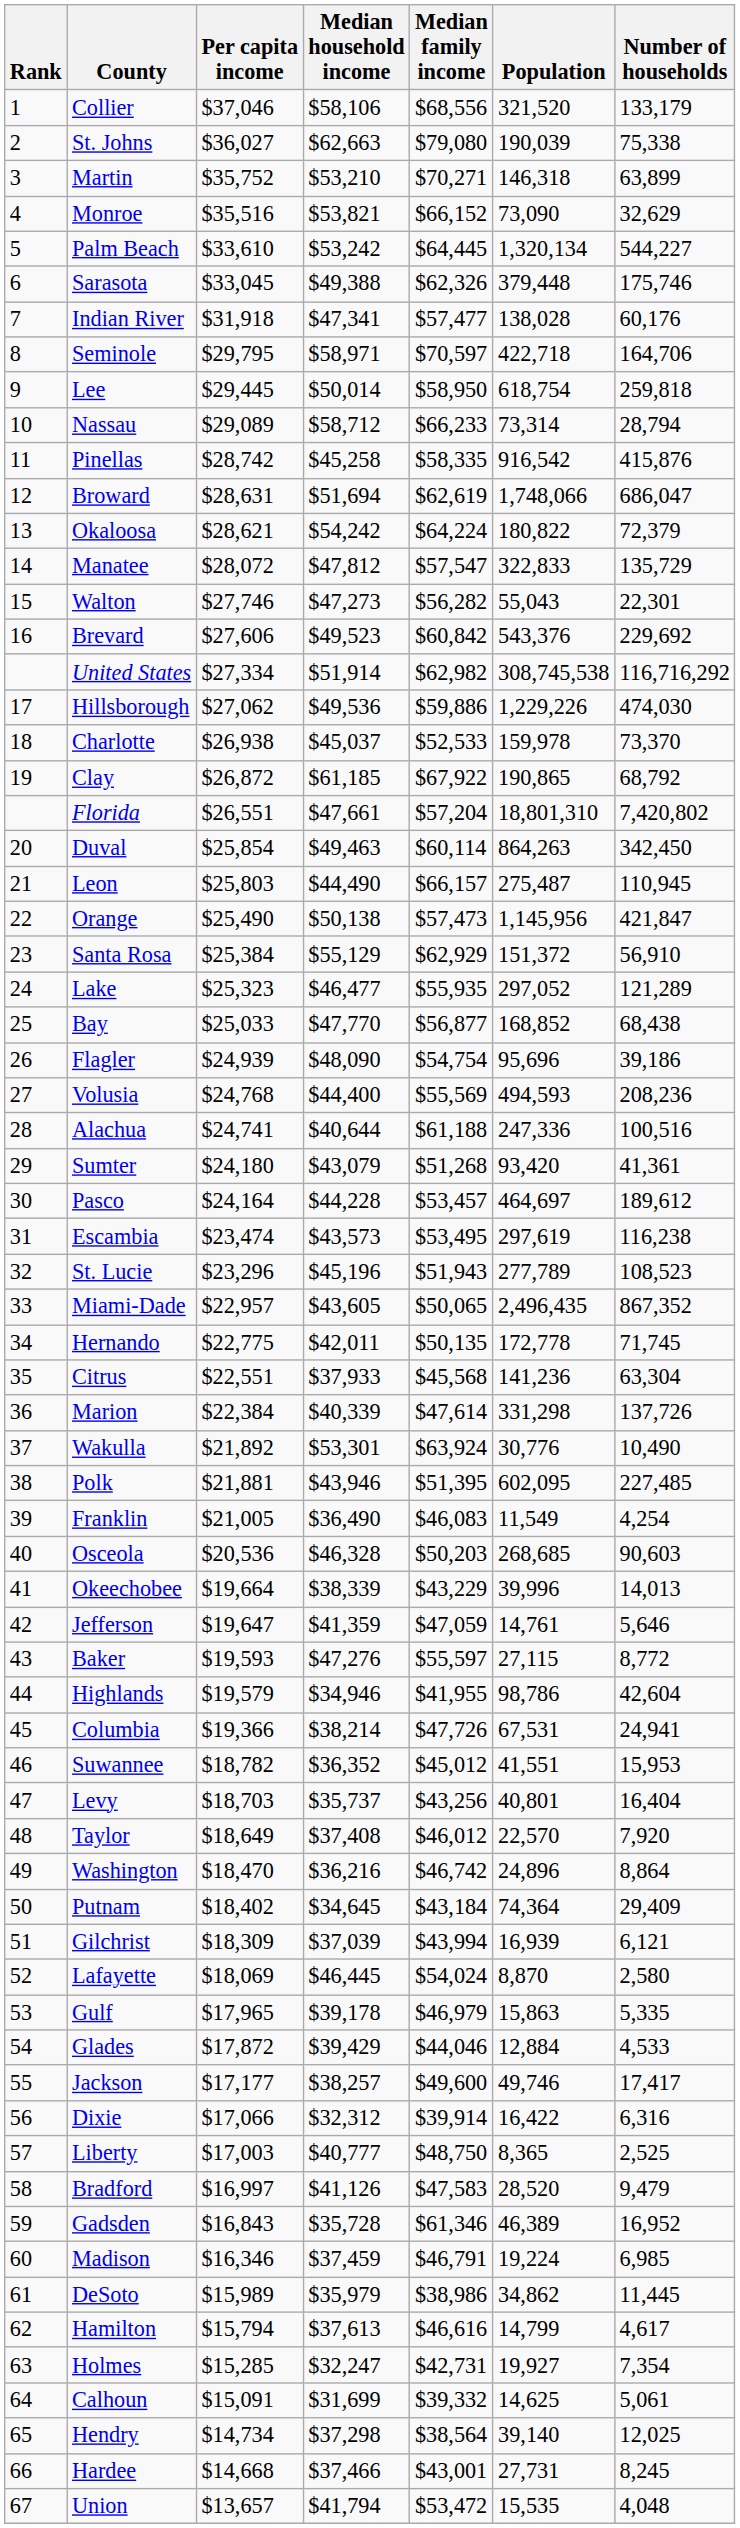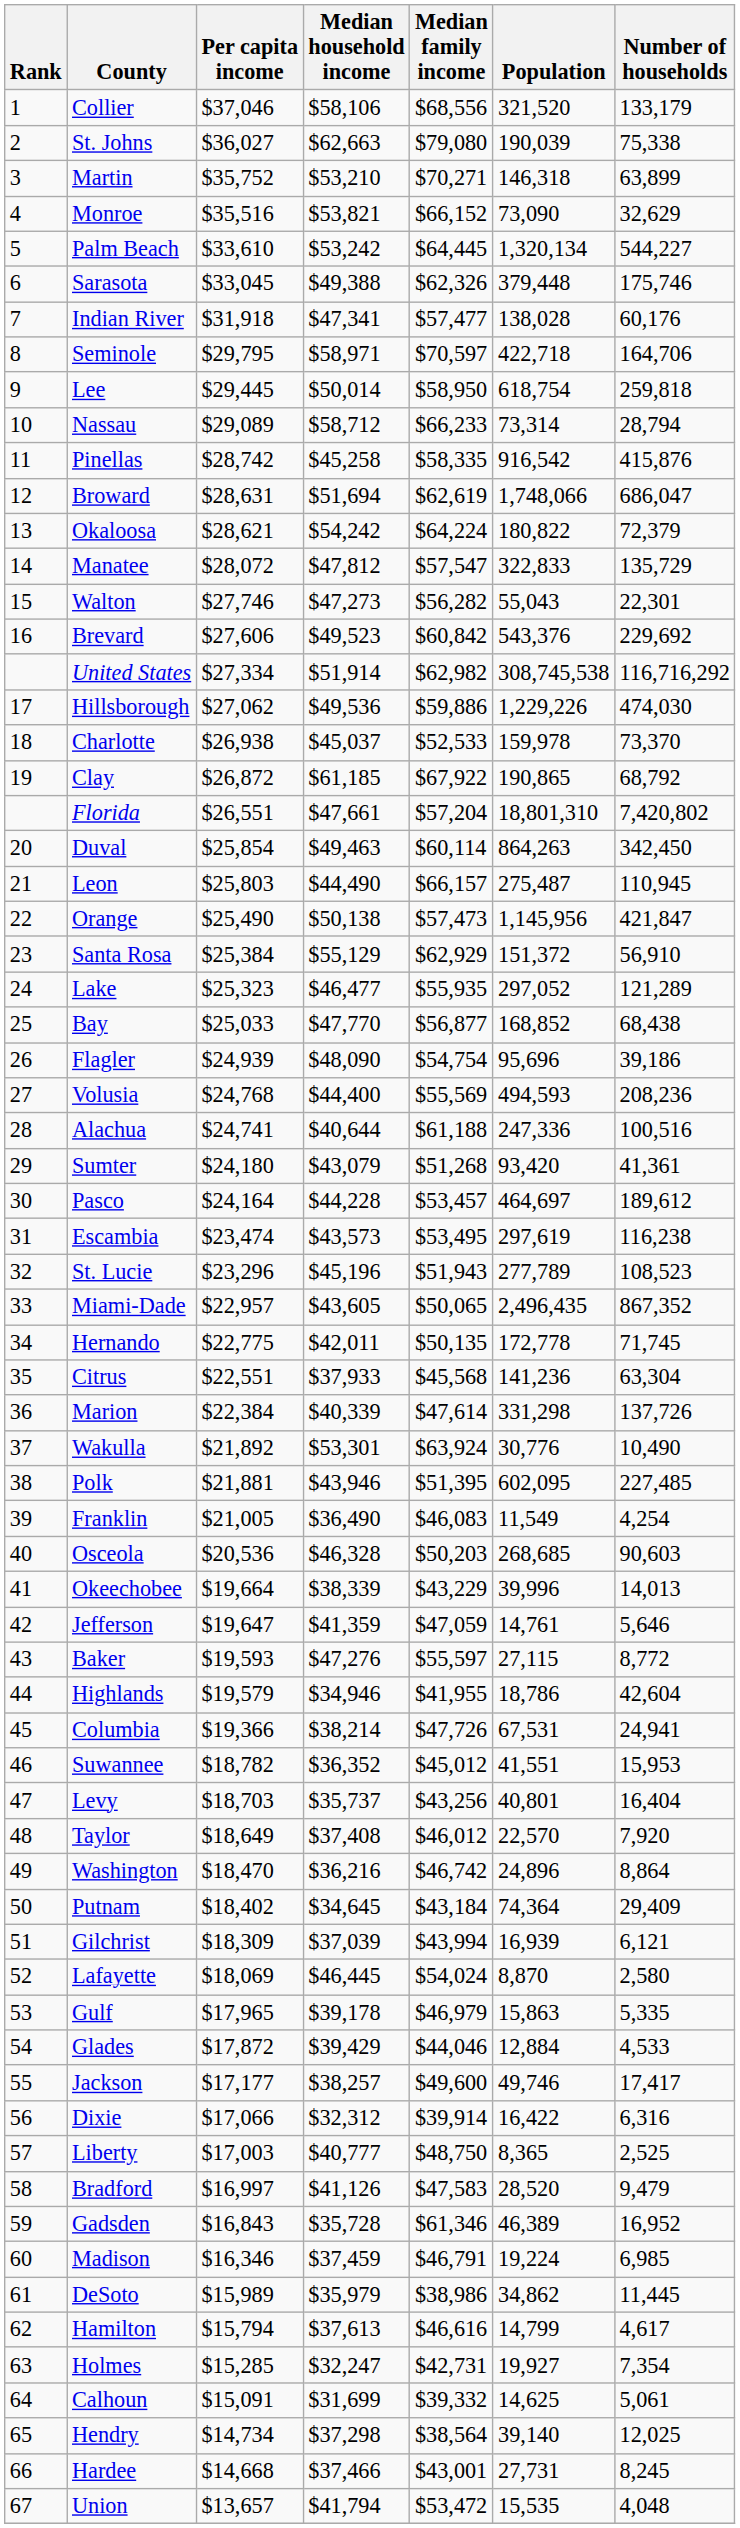(529, 1694) 98,786 -> (529, 1694) 18,786
